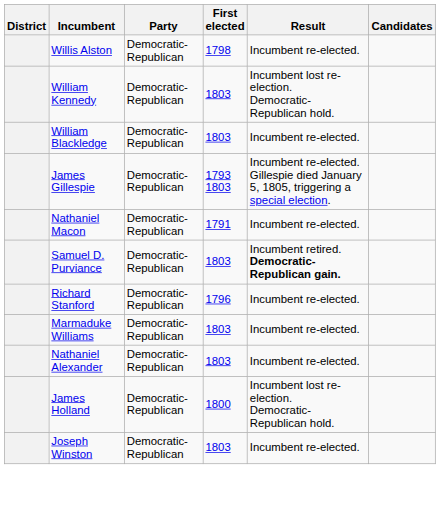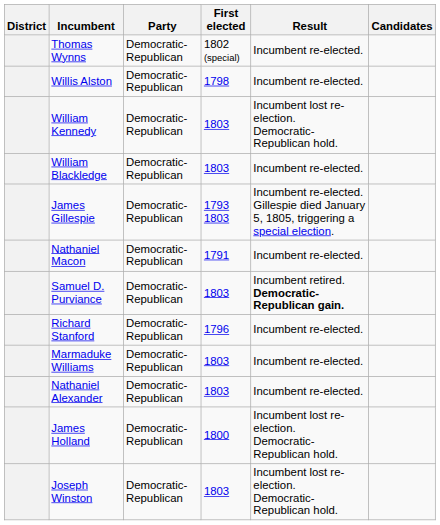+ row: (72, 50)
(305, 448) Incumbent re-elected. -> (299, 491) Incumbent lost re-election. Democratic-Republican hold.
